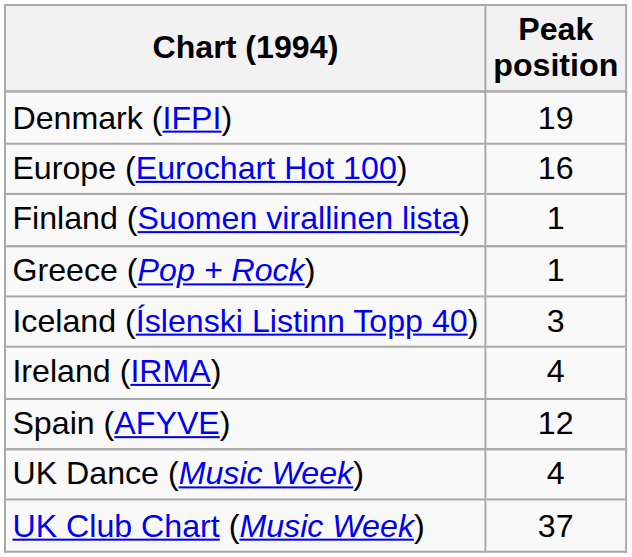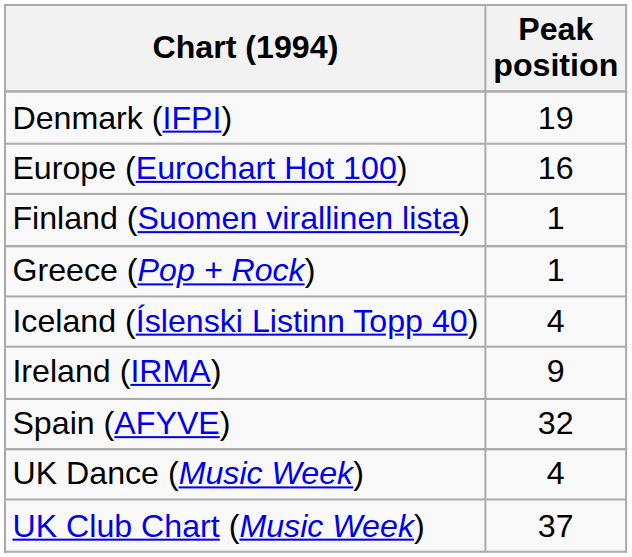(556, 321) 3 -> (556, 321) 4
(556, 372) 4 -> (556, 372) 9
(556, 423) 12 -> (556, 423) 32
